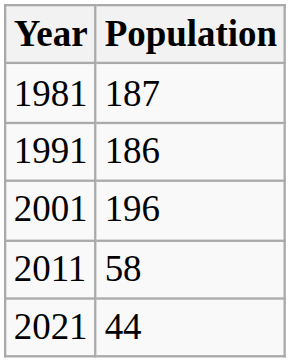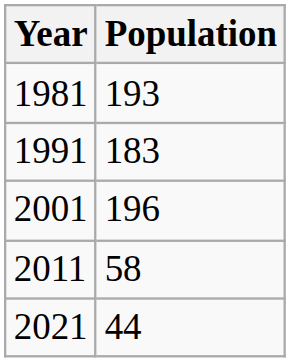(132, 92) 187 -> (132, 92) 193
(132, 151) 186 -> (132, 151) 183
